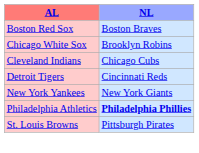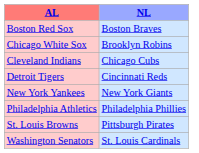(146, 108) bold -> (144, 108) normal
+ row: (50, 140)
